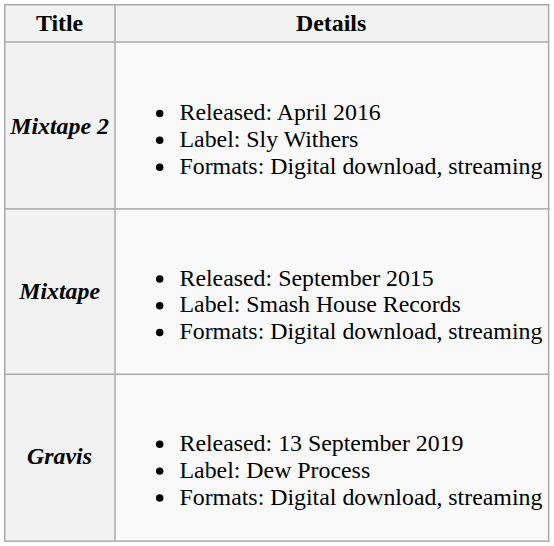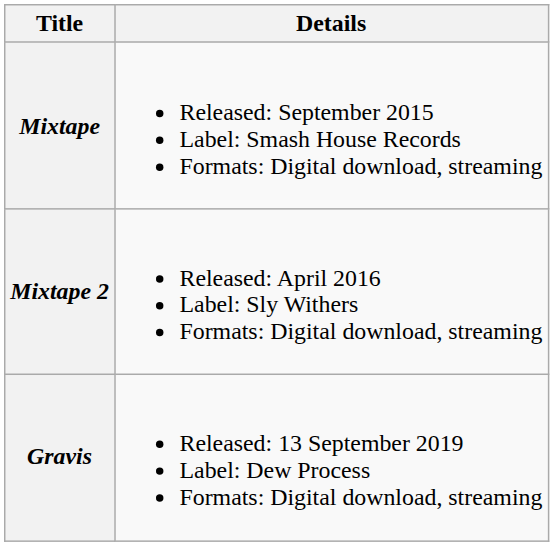rows swapped: (60, 291) <-> (60, 125)
